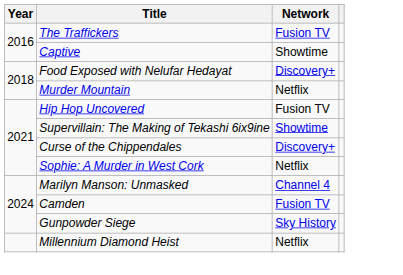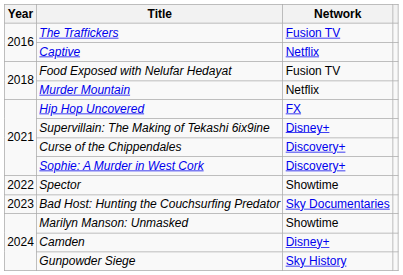(302, 52) Showtime -> (302, 52) Netflix
(305, 71) Discovery+ -> (313, 71) Fusion TV
(302, 109) Fusion TV -> (293, 109) FX
(302, 128) Showtime -> (308, 128) Disney+
(292, 166) Netflix -> (316, 166) Discovery+
+ row: (60, 185)
+ row: (160, 204)
(303, 185) Channel 4 -> (312, 223) Showtime
(302, 204) Fusion TV -> (308, 242) Disney+
- row: (109, 242)
